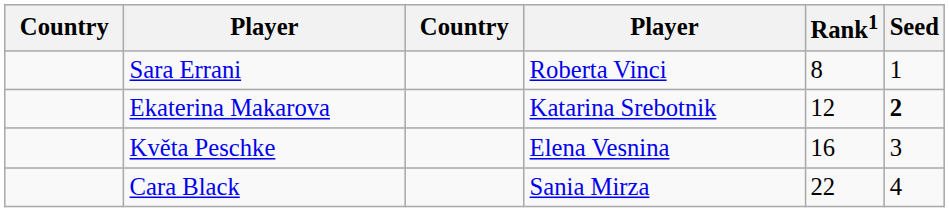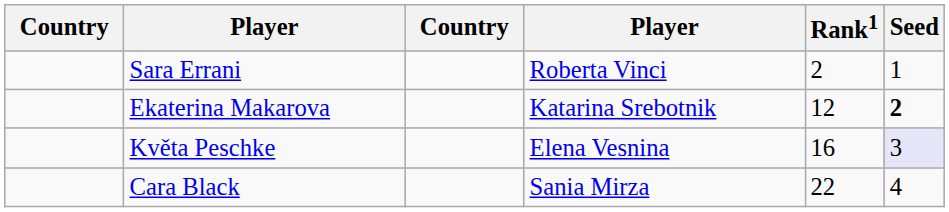(817, 69) 8 -> (817, 69) 2
(896, 147) no background -> (896, 147) lavender background
